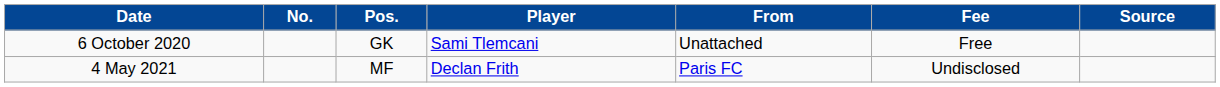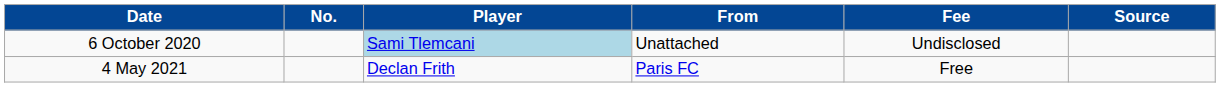- column: (382, 17)
(485, 43) no background -> (421, 43) lightblue background
(976, 43) Free -> (956, 43) Undisclosed
(976, 69) Undisclosed -> (956, 69) Free
